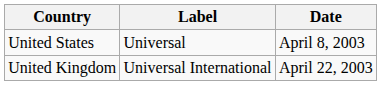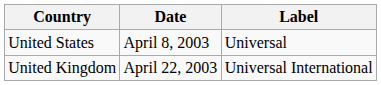columns swapped: (326, 17) <-> (198, 17)
